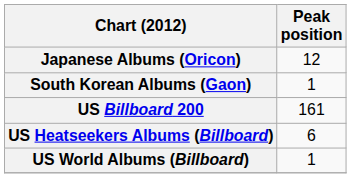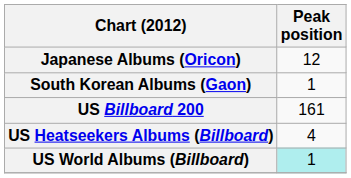(312, 135) 6 -> (312, 135) 4
(312, 160) no background -> (312, 160) paleturquoise background
